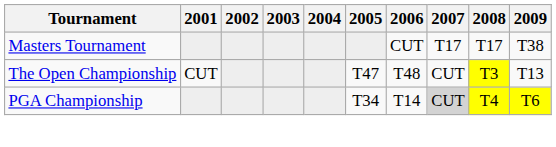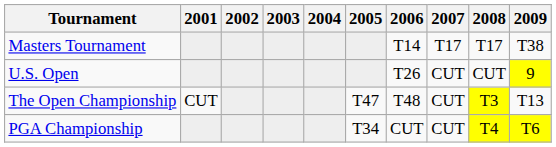(407, 46) CUT -> (407, 46) T14
+ row: (43, 73)
(407, 101) T14 -> (407, 128) CUT
(448, 101) lightgrey background -> (448, 128) no background
